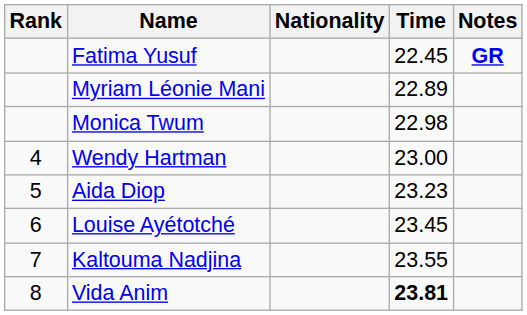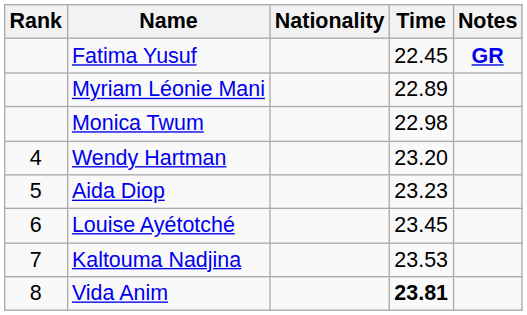(421, 157) 23.00 -> (421, 157) 23.20
(421, 259) 23.55 -> (421, 259) 23.53
